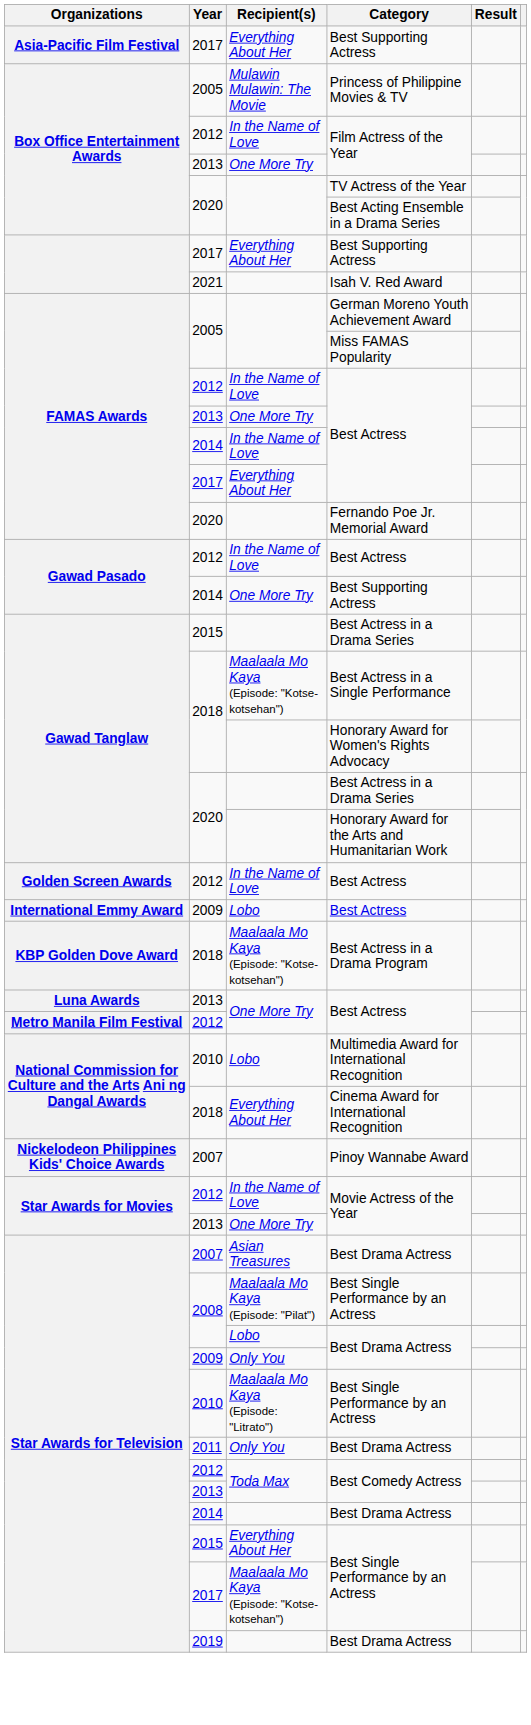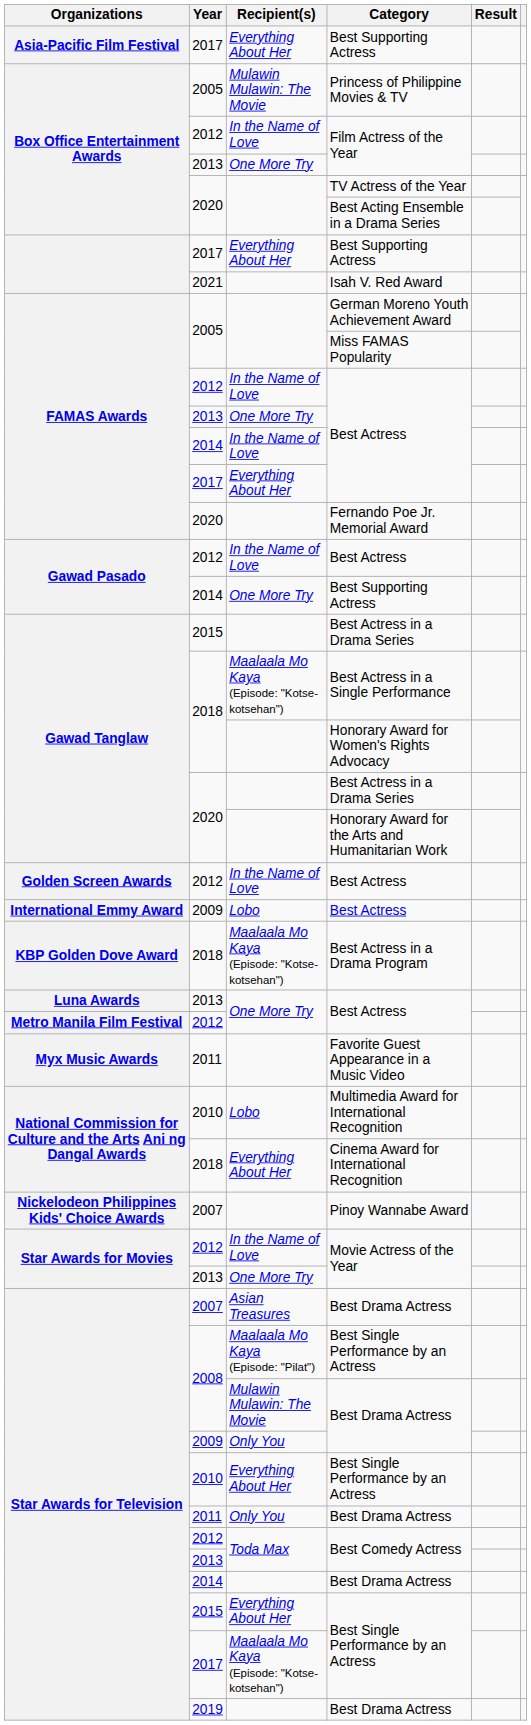+ row: (207, 1059)
(244, 1336) Lobo -> (270, 1404) Mulawin Mulawin: The Movie
(269, 1403) Maalaala Mo Kaya (Episode: "Litrato") -> (262, 1479) Everything About Her
